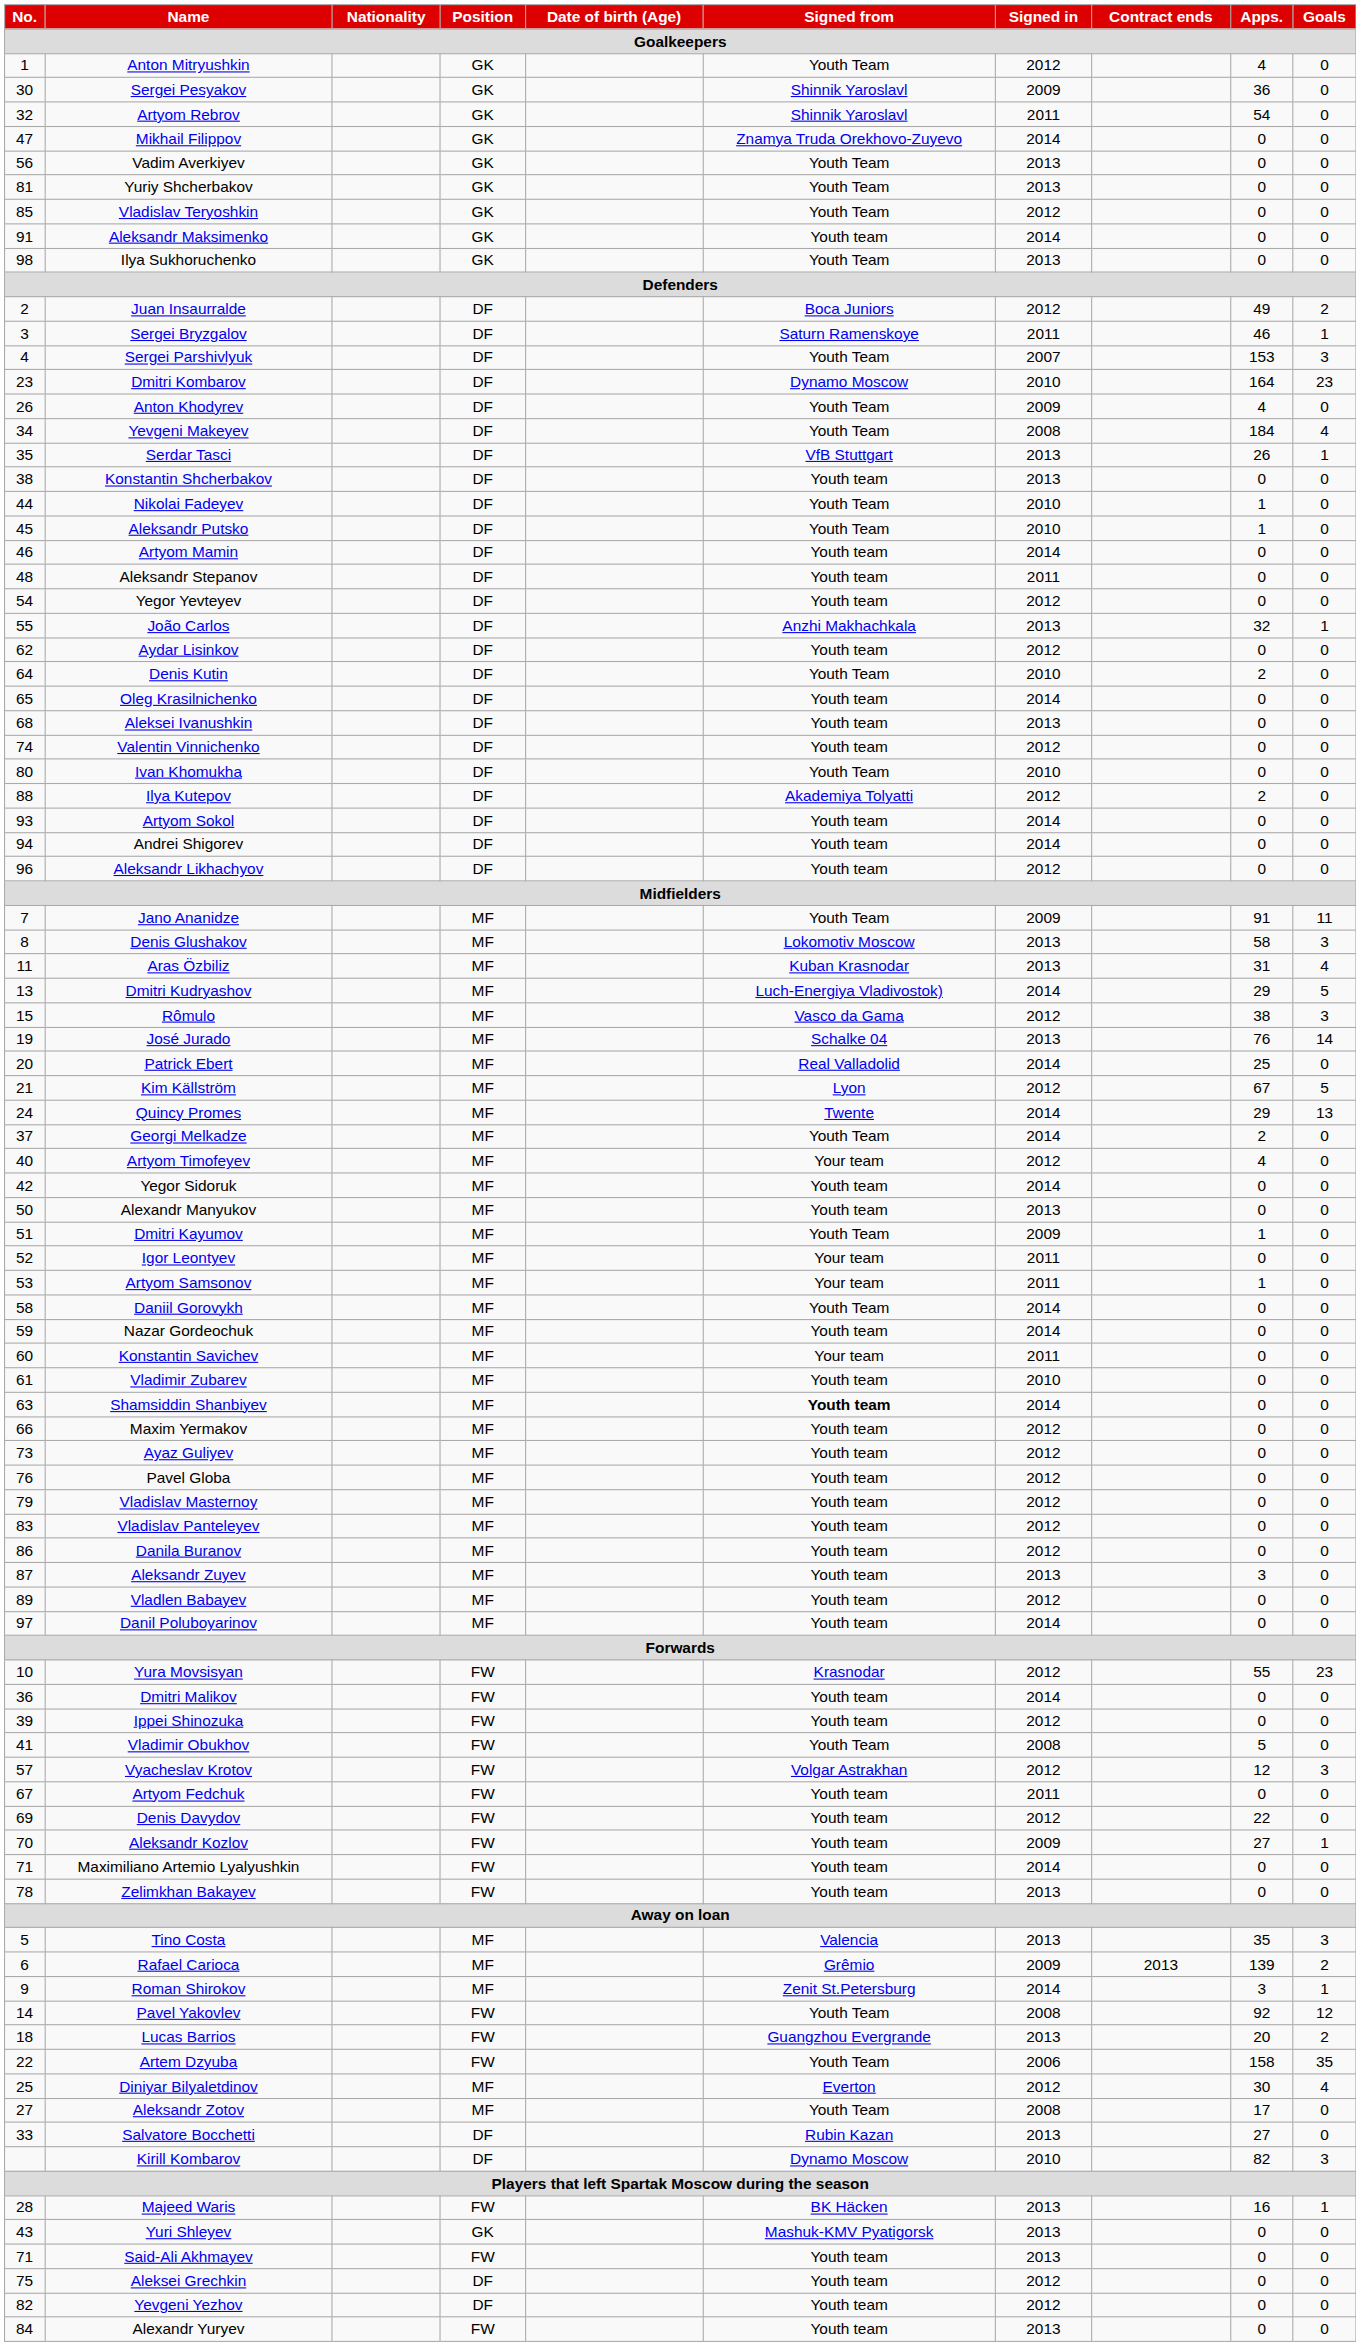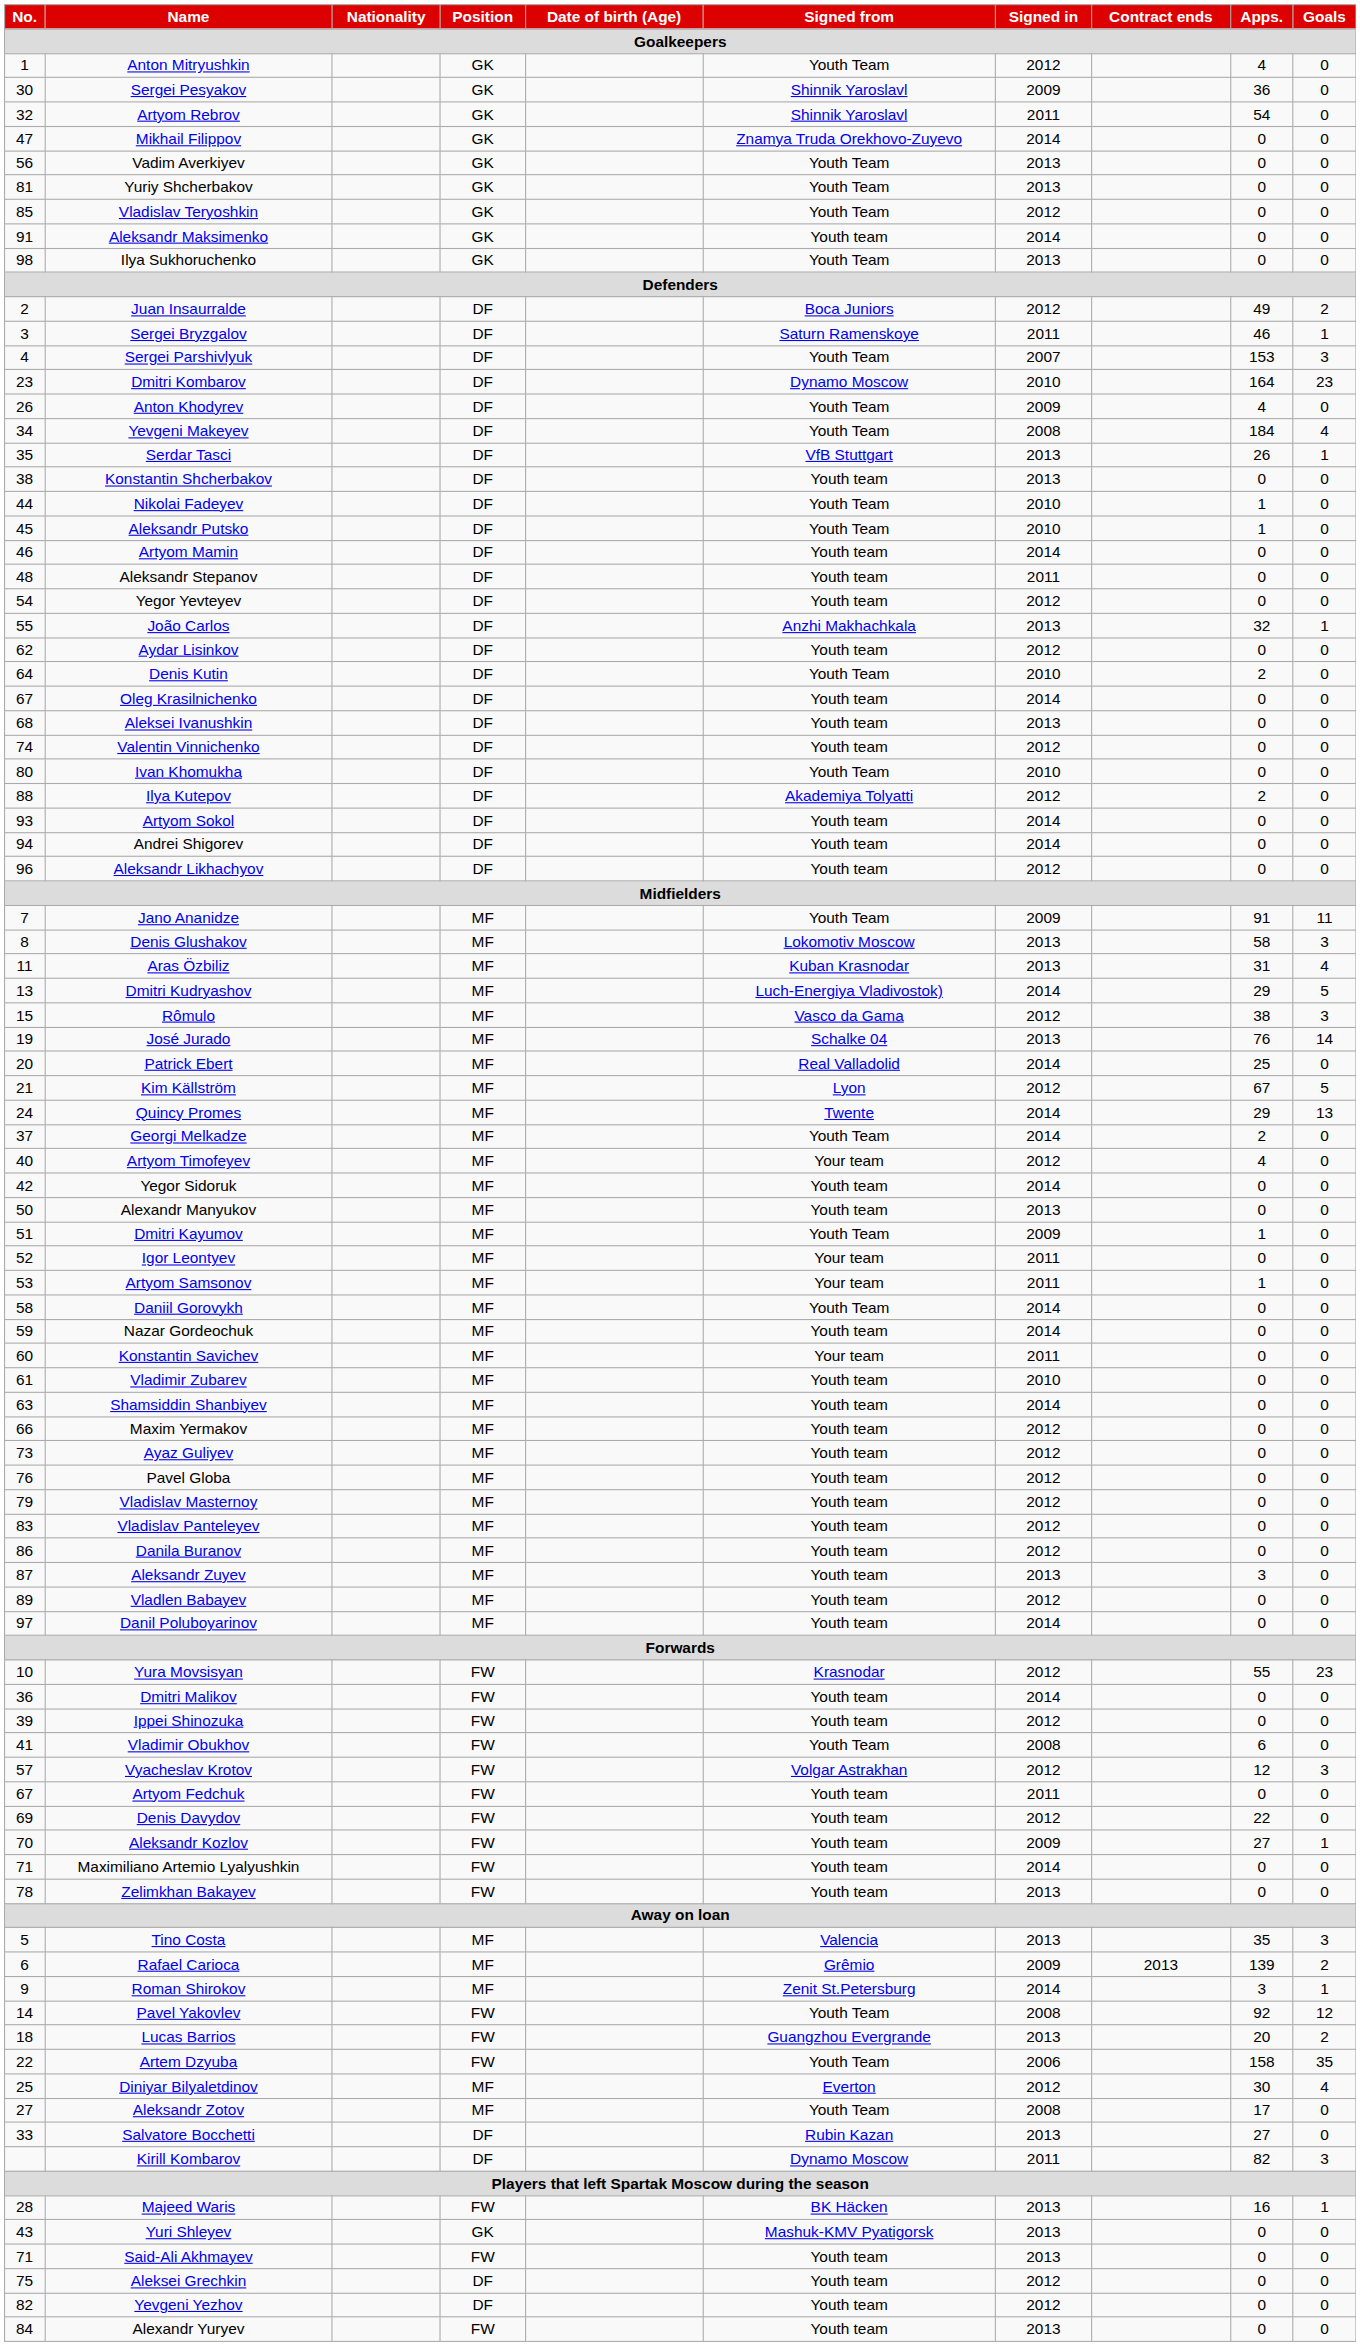(25, 699) 65 -> (25, 699) 67
(849, 1405) bold -> (849, 1405) normal
(1262, 1745) 5 -> (1262, 1745) 6
(1043, 2159) 2010 -> (1043, 2159) 2011
